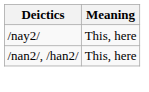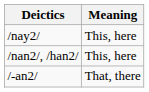+ row: (23, 76)
